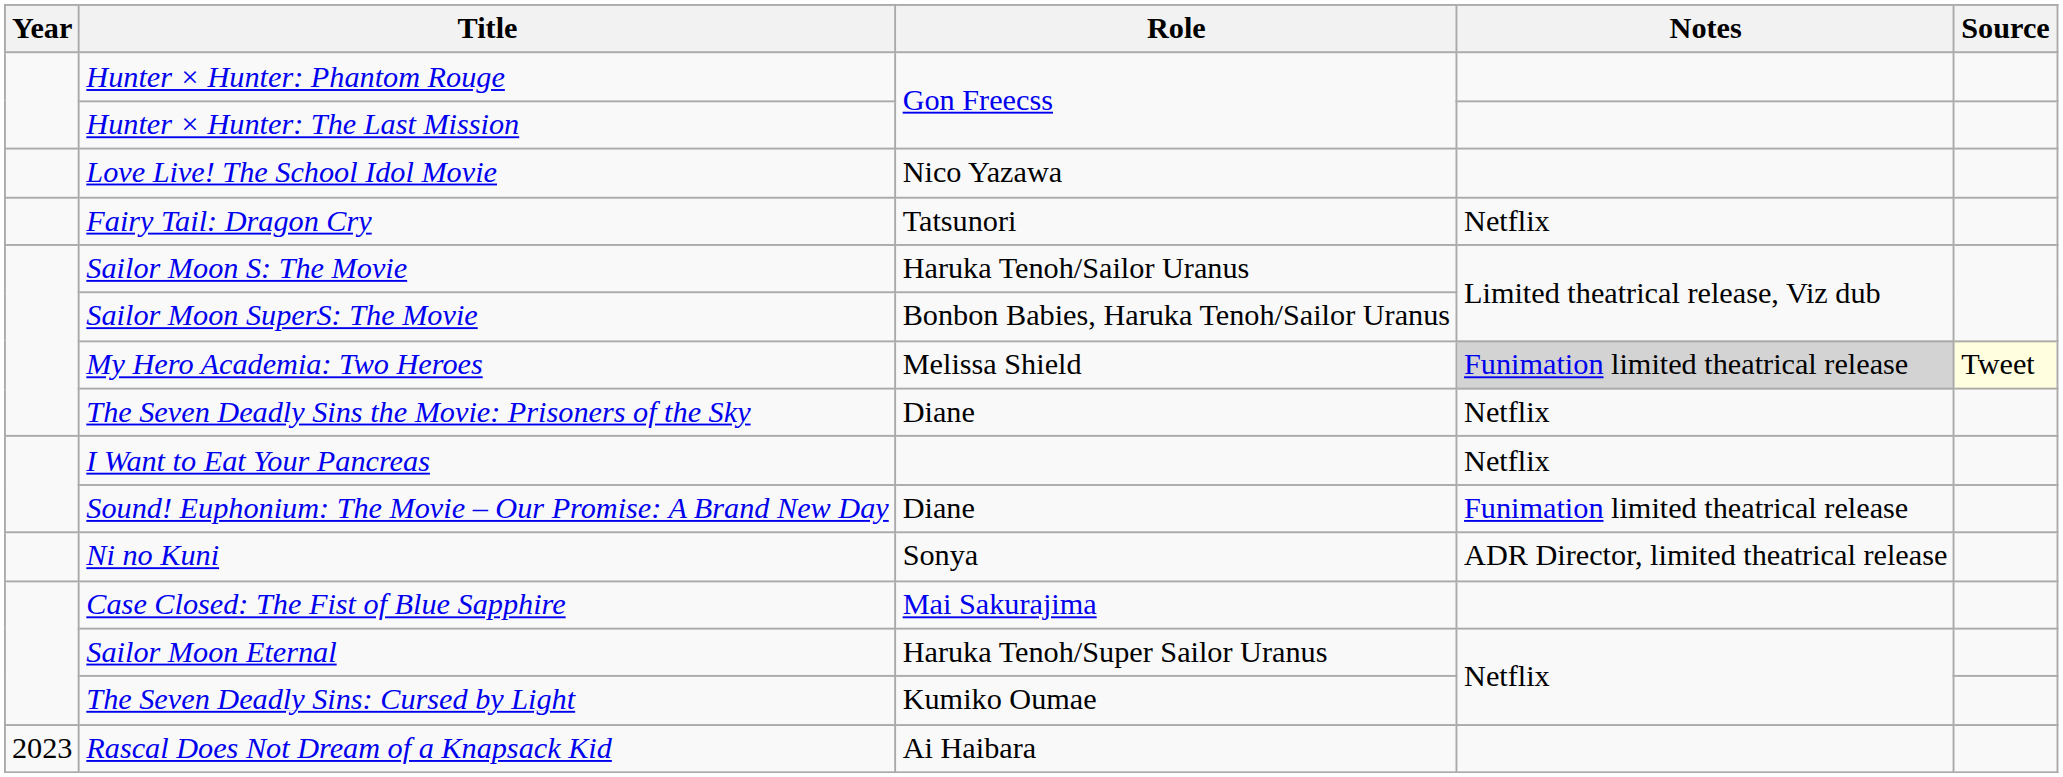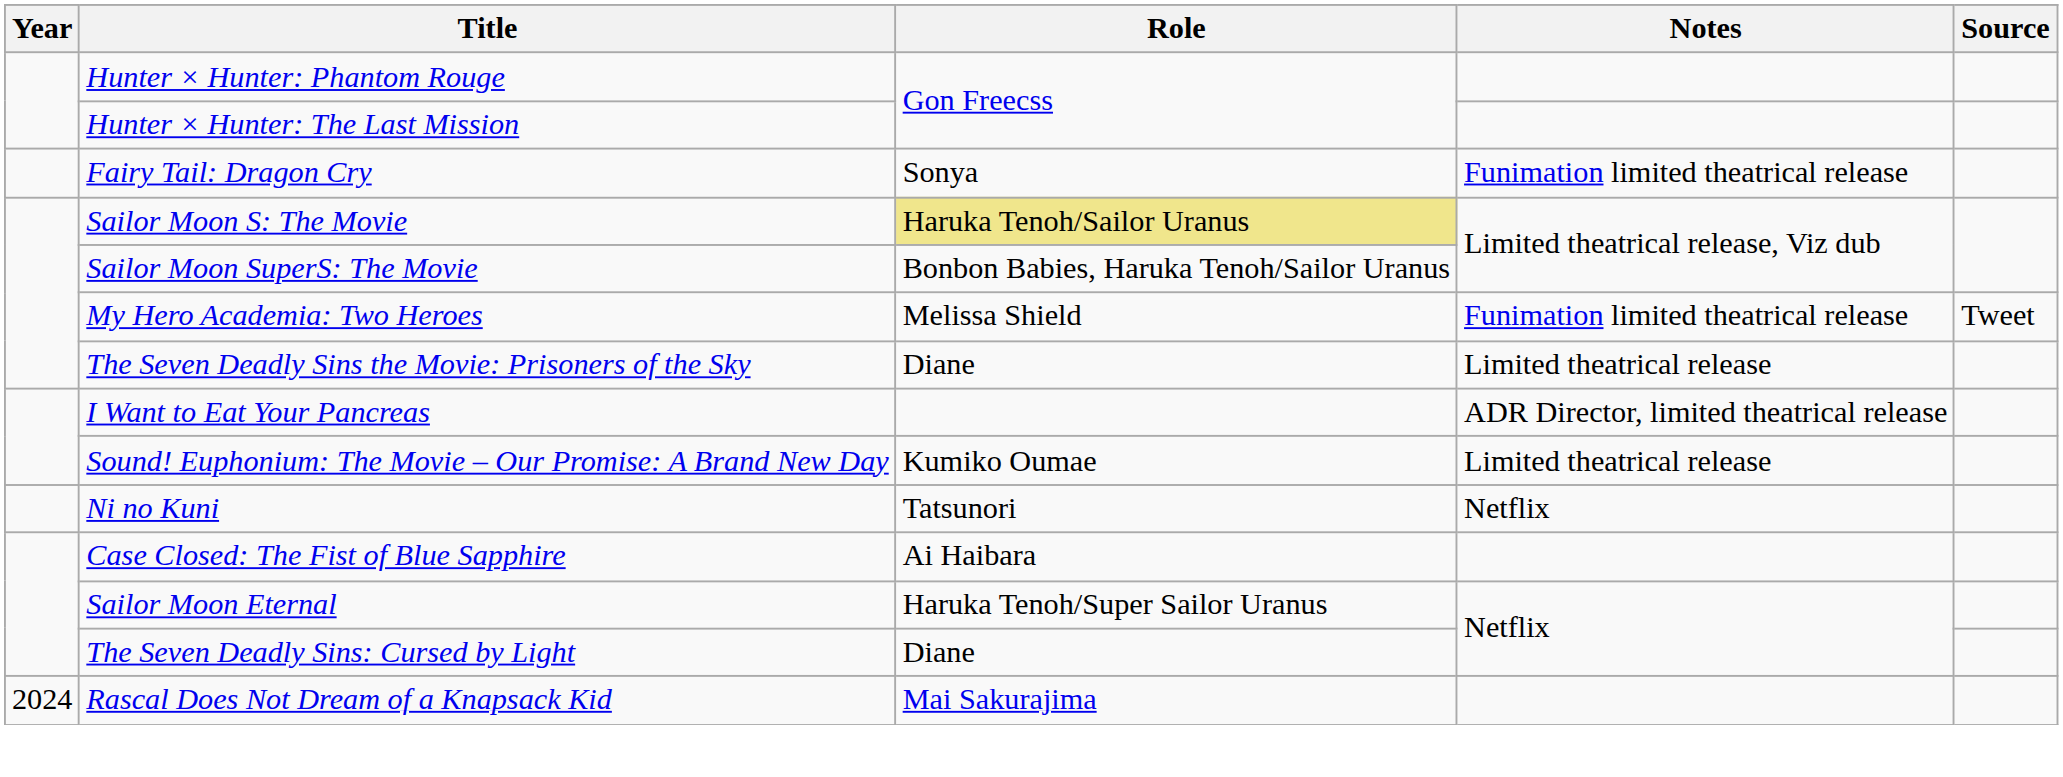- row: (292, 172)
(960, 220) Tatsunori -> (940, 172) Sonya
(1507, 220) Netflix -> (1686, 172) Funimation limited theatrical release
(1076, 268) no background -> (1076, 220) khaki background
(1686, 364) lightgrey background -> (1686, 316) no background
(1998, 364) lightyellow background -> (1998, 316) no background
(1507, 412) Netflix -> (1618, 364) Limited theatrical release
(1507, 460) Netflix -> (1706, 412) ADR Director, limited theatrical release
(939, 508) Diane -> (1000, 460) Kumiko Oumae
(1686, 508) Funimation limited theatrical release -> (1618, 460) Limited theatrical release
(940, 556) Sonya -> (960, 508) Tatsunori
(1706, 556) ADR Director, limited theatrical release -> (1507, 508) Netflix
(1000, 603) Mai Sakurajima -> (969, 556) Ai Haibara
(1000, 699) Kumiko Oumae -> (939, 651) Diane
(42, 747) 2023 -> (42, 699) 2024
(969, 747) Ai Haibara -> (1000, 699) Mai Sakurajima
